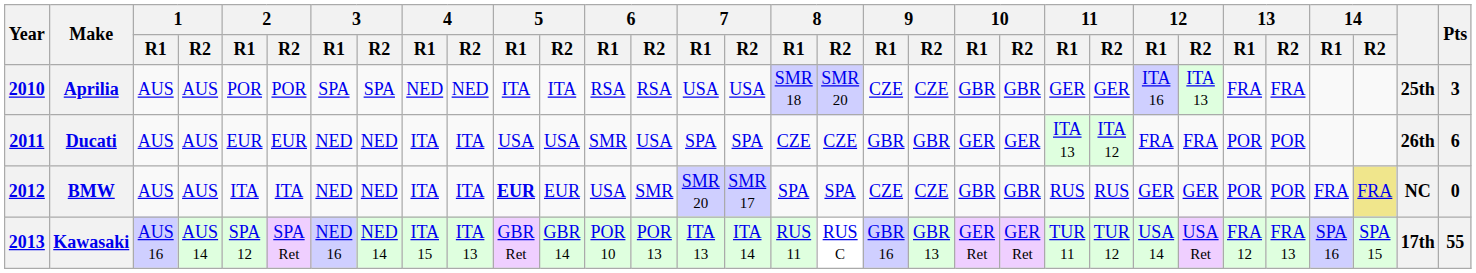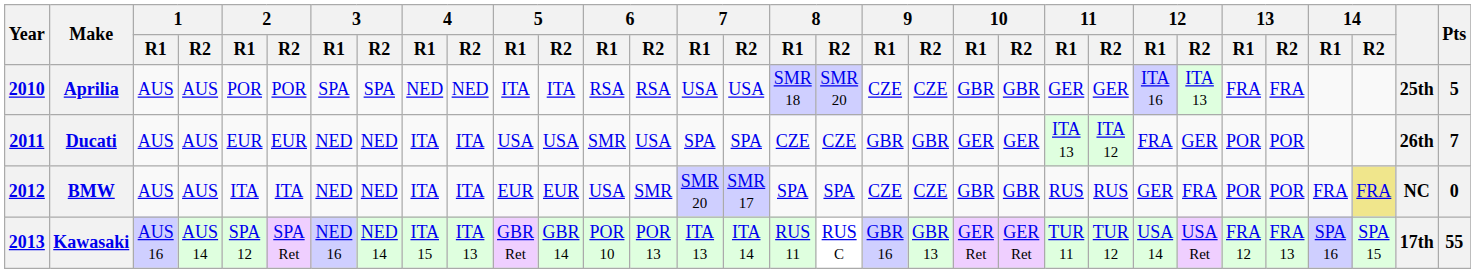(1455, 89) 3 -> (1454, 89) 5
(1201, 140) FRA -> (1200, 140) GER
(1455, 140) 6 -> (1454, 140) 7
(516, 191) bold -> (516, 191) normal
(1201, 191) GER -> (1200, 191) FRA
